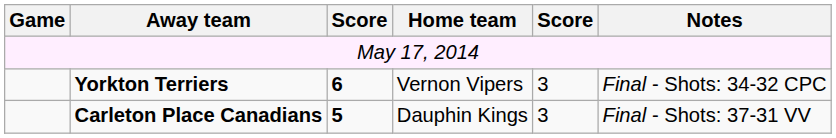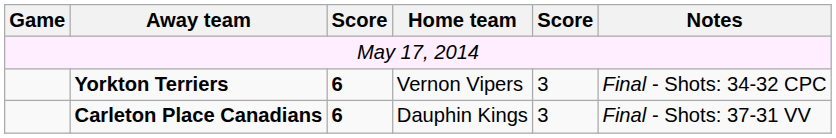(337, 116) 5 -> (337, 116) 6
